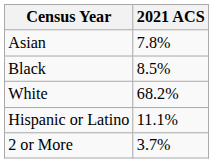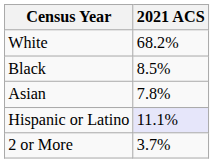rows swapped: (28, 94) <-> (27, 42)
(157, 119) no background -> (157, 119) lavender background
